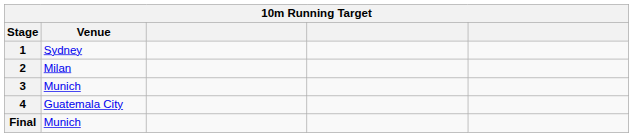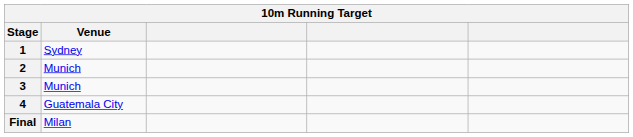(57, 68) Milan -> (62, 68) Munich
(62, 123) Munich -> (57, 123) Milan
